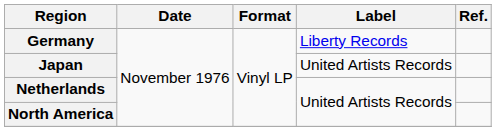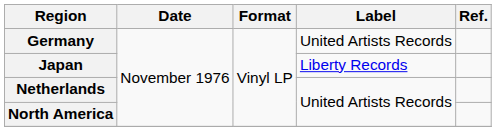(354, 41) Liberty Records -> (376, 41) United Artists Records
(376, 65) United Artists Records -> (354, 65) Liberty Records
